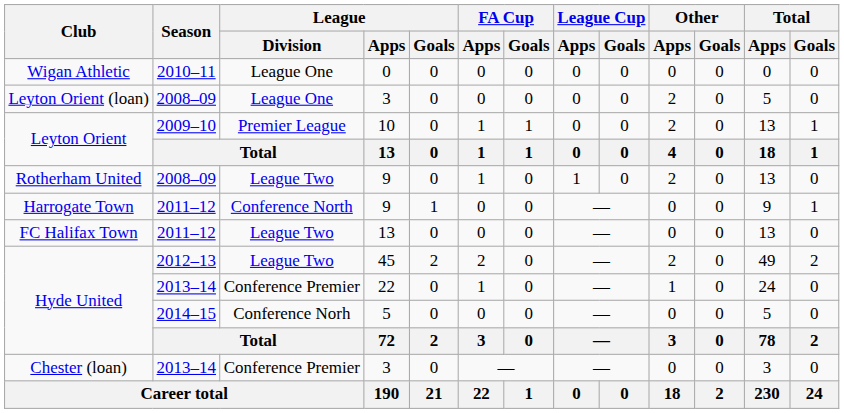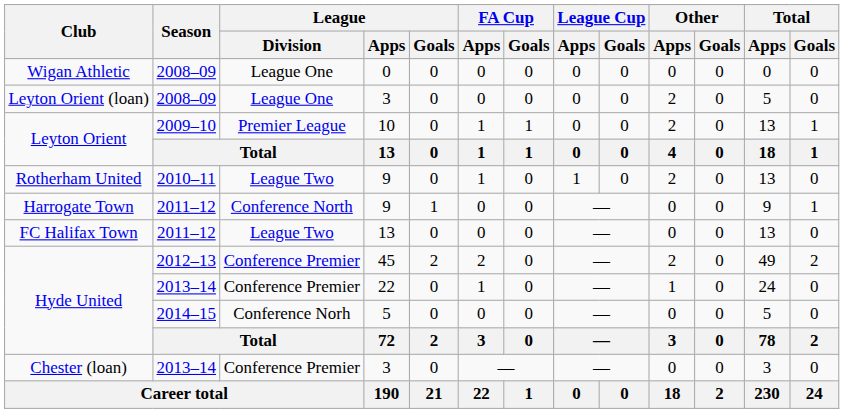(186, 71) 2010–11 -> (186, 71) 2008–09
(186, 179) 2008–09 -> (186, 179) 2010–11
(292, 260) League Two -> (292, 260) Conference Premier
